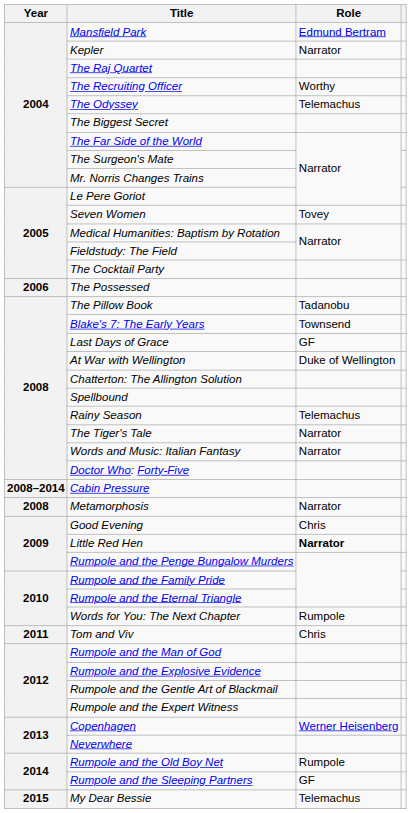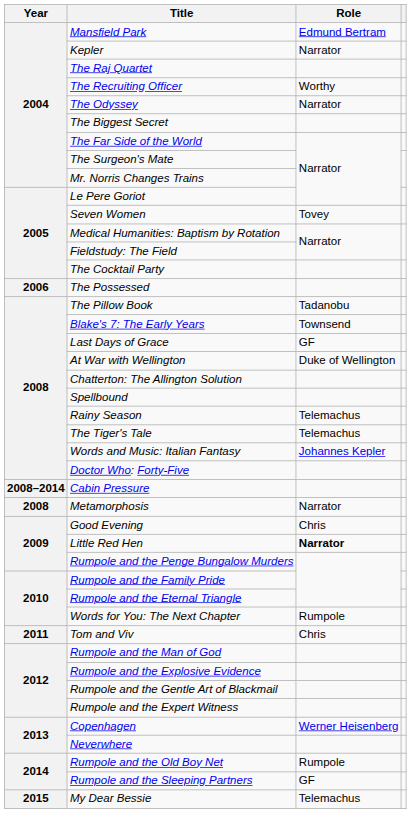(330, 104) Telemachus -> (320, 104) Narrator
(320, 433) Narrator -> (330, 433) Telemachus
(320, 452) Narrator -> (342, 452) Johannes Kepler
